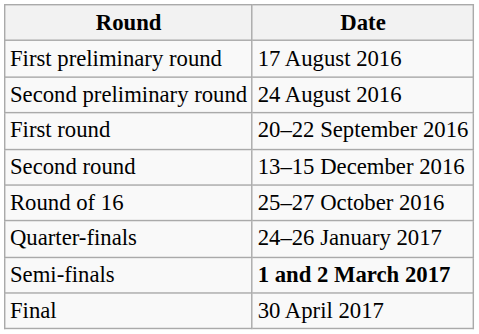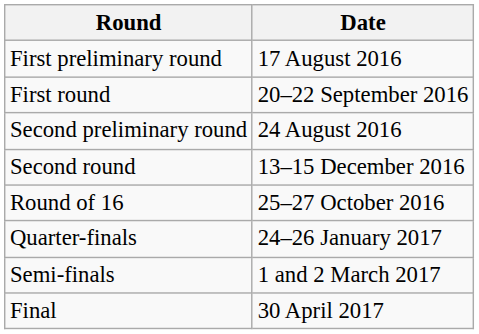rows swapped: (129, 94) <-> (60, 130)
(354, 274) bold -> (349, 274) normal
